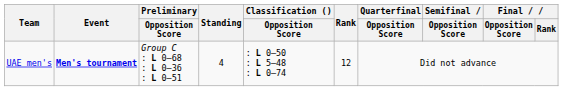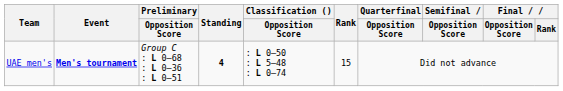(221, 63) normal -> (221, 63) bold
(346, 63) 12 -> (346, 63) 15
